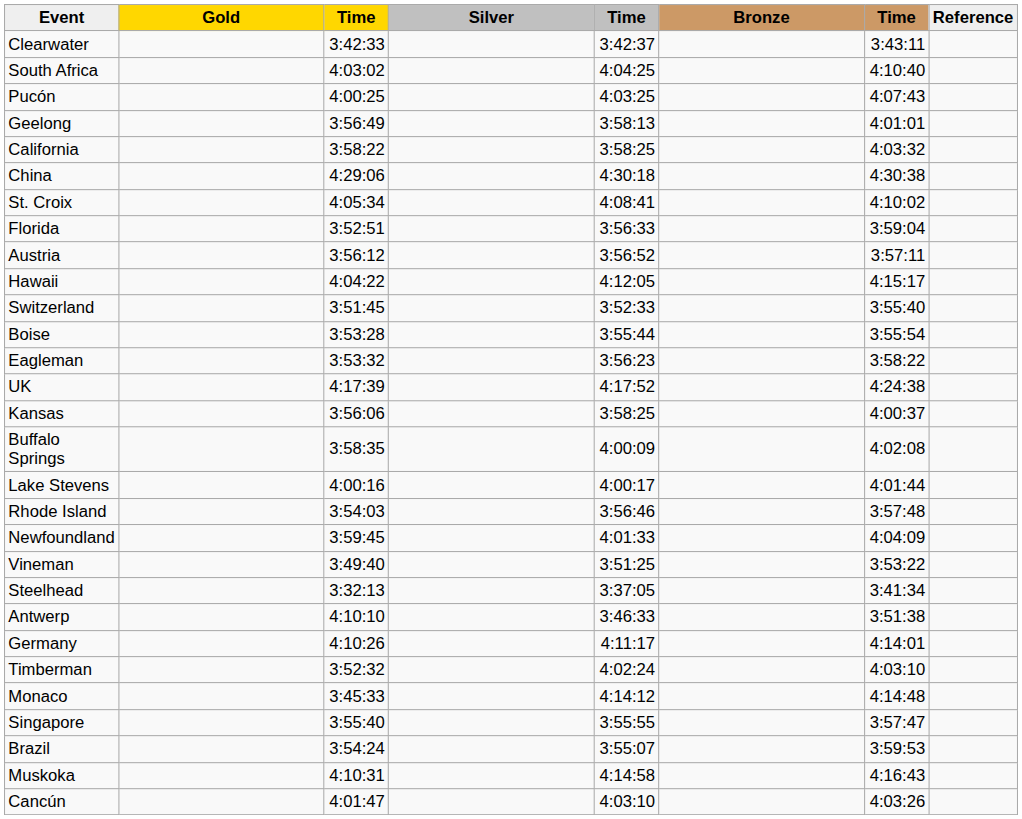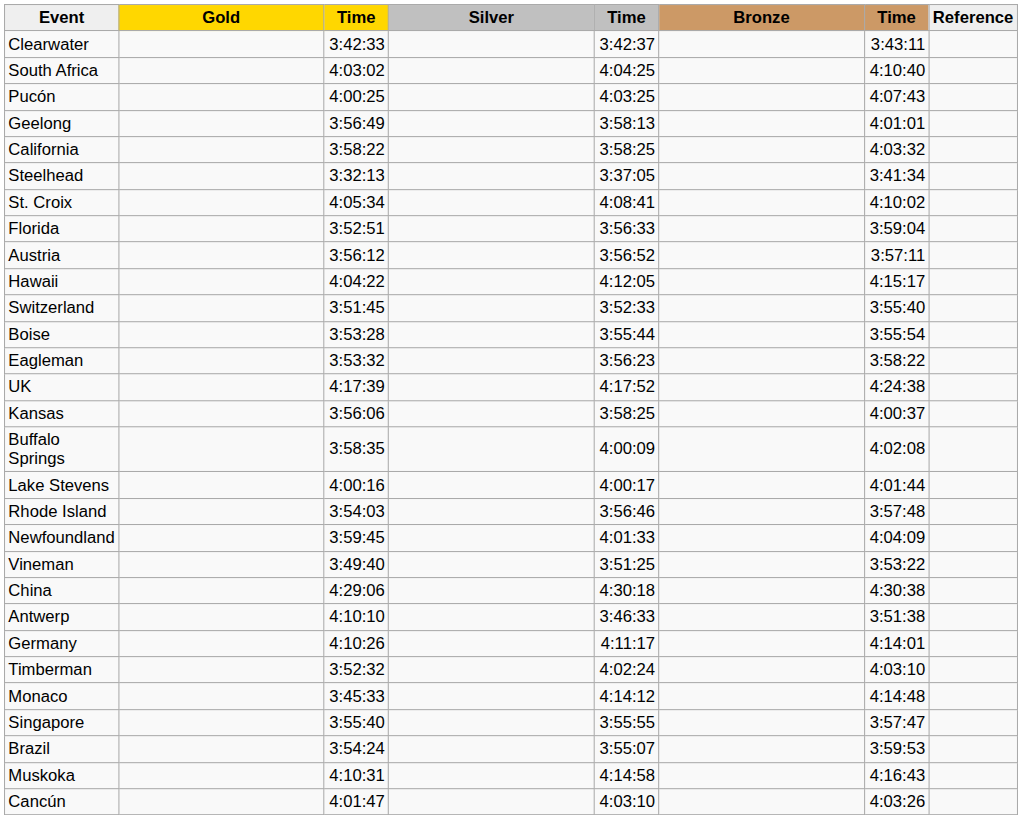rows swapped: (30, 176) <-> (46, 590)
